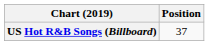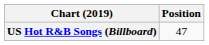(181, 31) 37 -> (181, 31) 47
